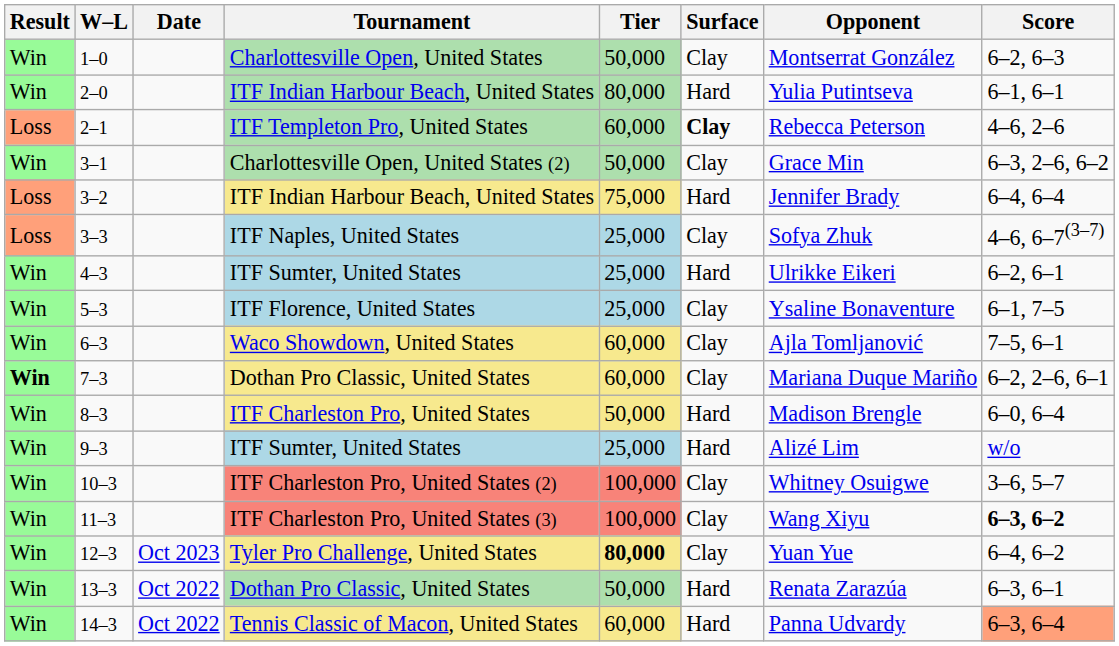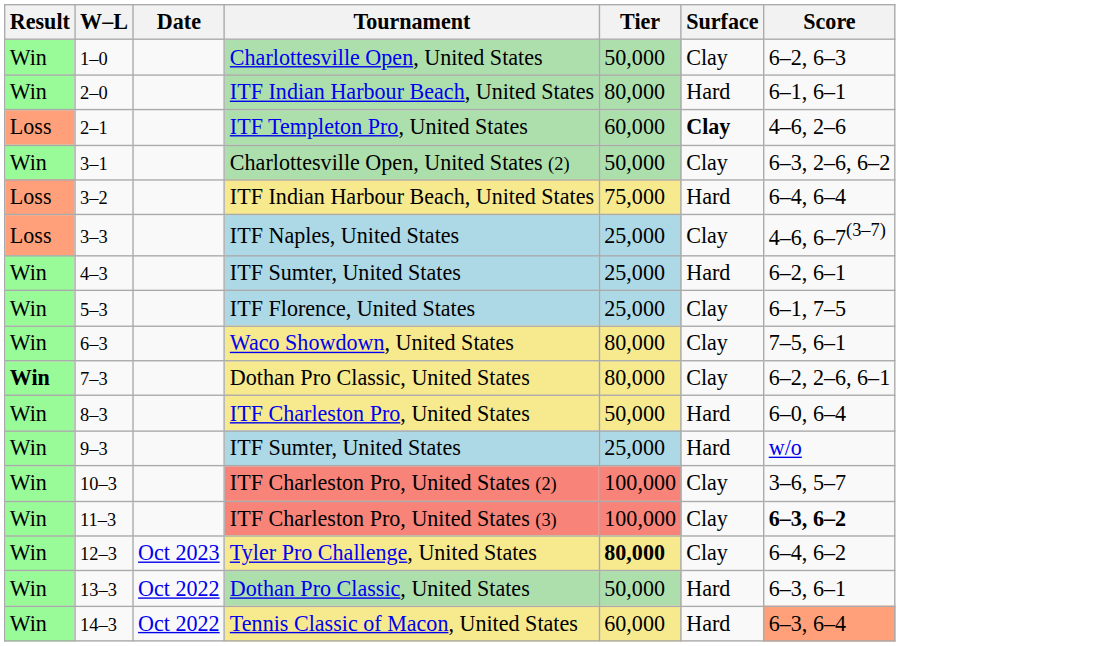- column: (873, 22)
(635, 343) 60,000 -> (635, 343) 80,000
(635, 378) 60,000 -> (635, 378) 80,000
